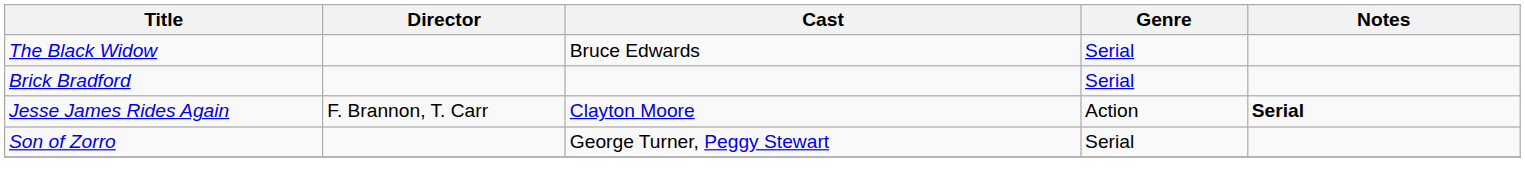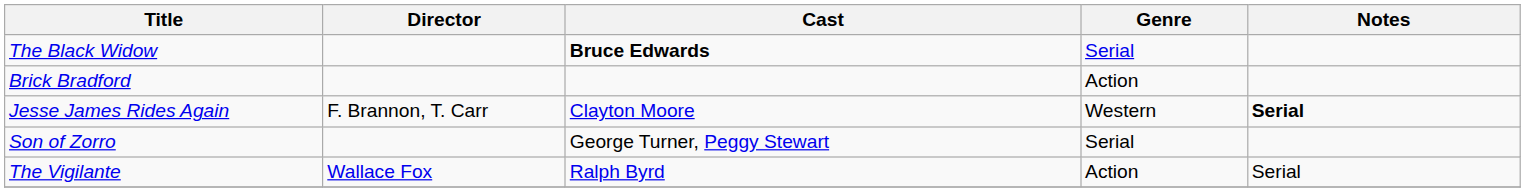(635, 50) normal -> (640, 50) bold
(1110, 80) Serial -> (1112, 80) Action
(1112, 111) Action -> (1121, 111) Western
+ row: (65, 171)
